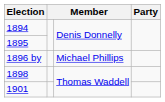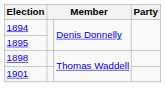- row: (24, 58)
